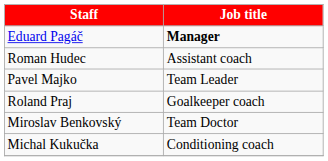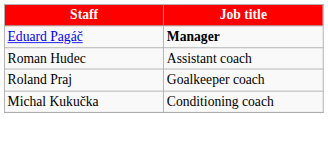- row: (42, 79)
- row: (64, 123)
